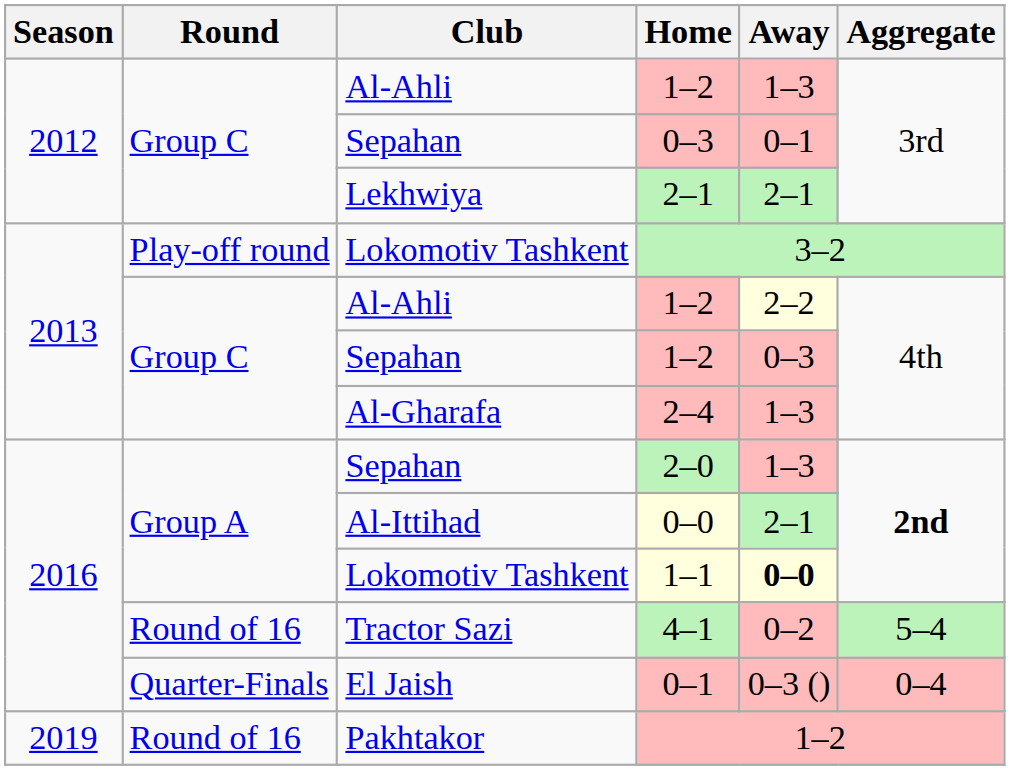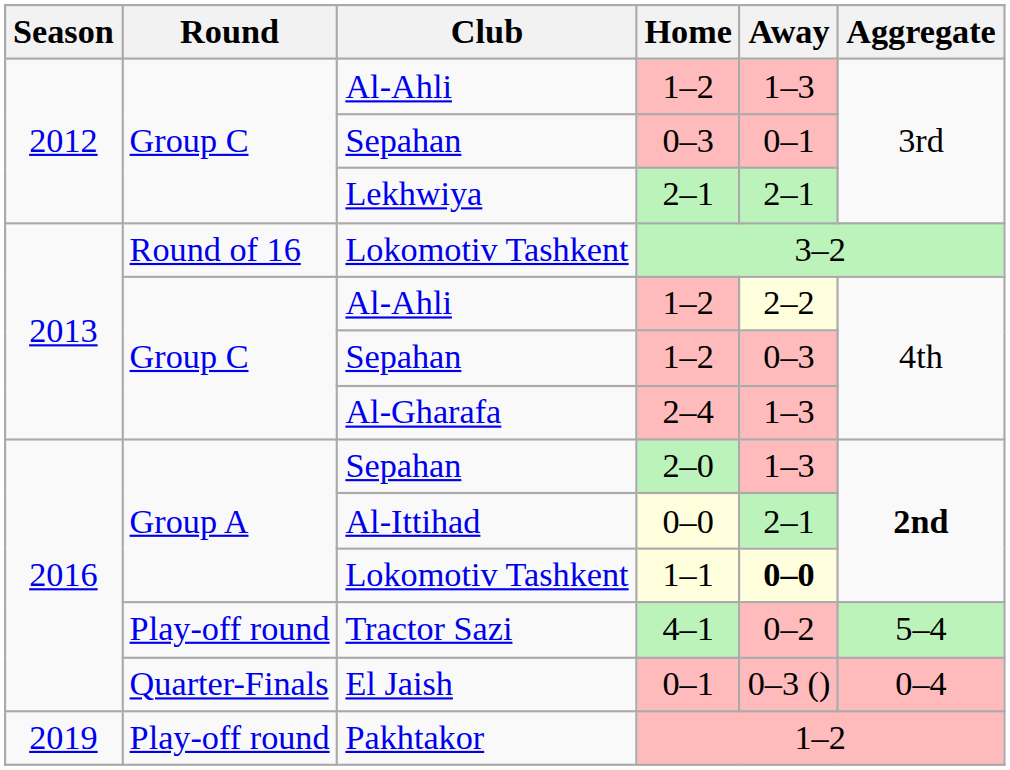(230, 248) Play-off round -> (215, 248) Round of 16
(215, 628) Round of 16 -> (230, 628) Play-off round
(215, 737) Round of 16 -> (230, 737) Play-off round
